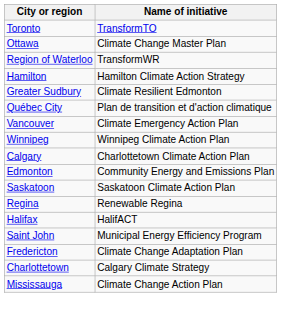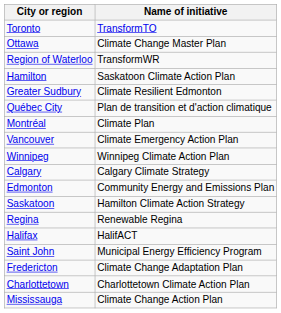(171, 76) Hamilton Climate Action Strategy -> (166, 76) Saskatoon Climate Action Plan
+ row: (26, 124)
(173, 156) Charlottetown Climate Action Plan -> (153, 172) Calgary Climate Strategy
(166, 188) Saskatoon Climate Action Plan -> (171, 204) Hamilton Climate Action Strategy
(153, 268) Calgary Climate Strategy -> (173, 284) Charlottetown Climate Action Plan
